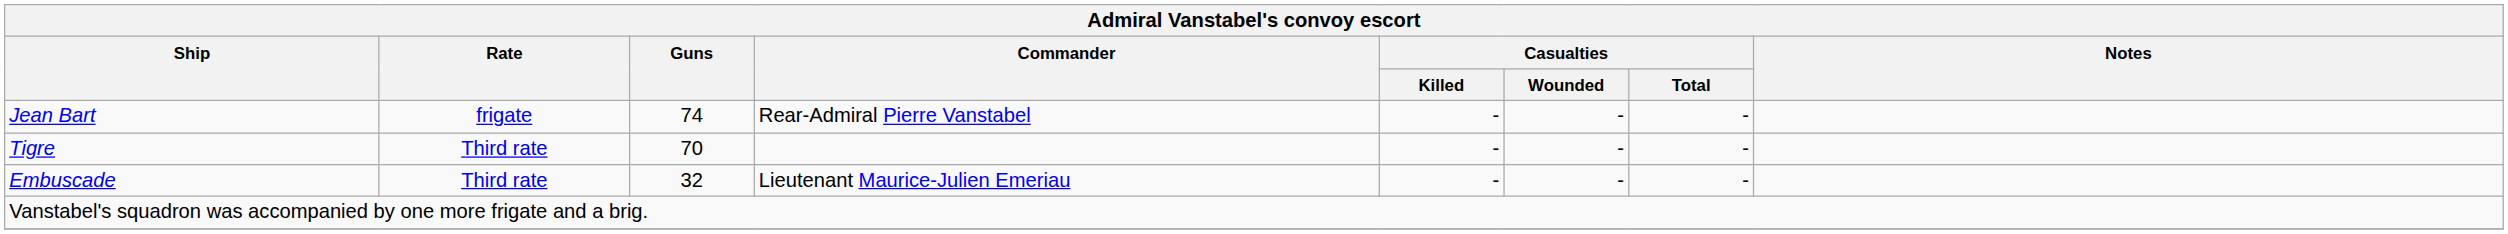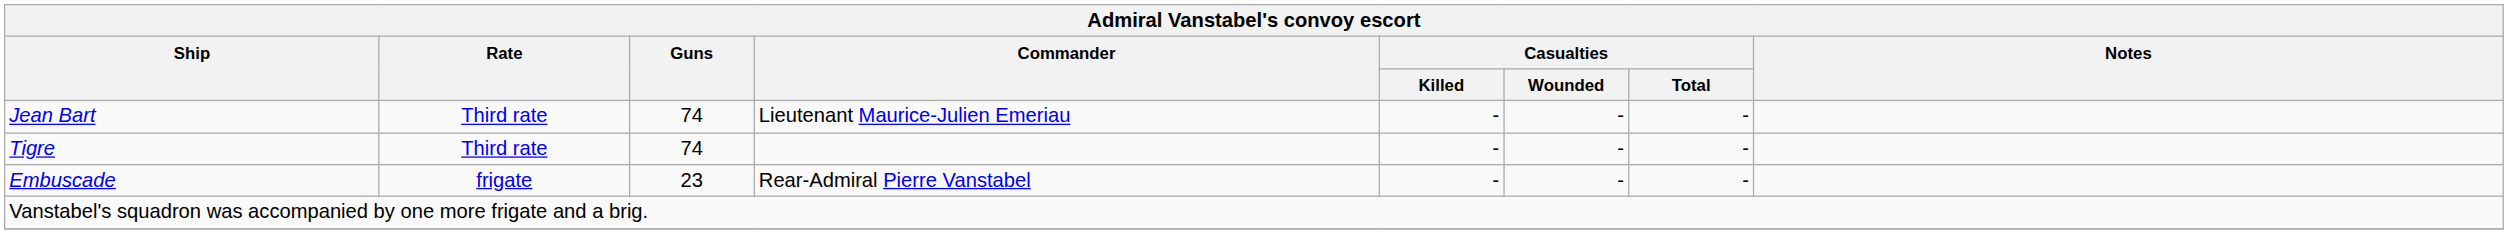(504, 116) frigate -> (504, 116) Third rate
(895, 116) Rear-Admiral Pierre Vanstabel -> (915, 116) Lieutenant Maurice-Julien Emeriau
(692, 148) 70 -> (692, 148) 74
(504, 180) Third rate -> (504, 180) frigate
(692, 180) 32 -> (692, 180) 23
(915, 180) Lieutenant Maurice-Julien Emeriau -> (895, 180) Rear-Admiral Pierre Vanstabel
